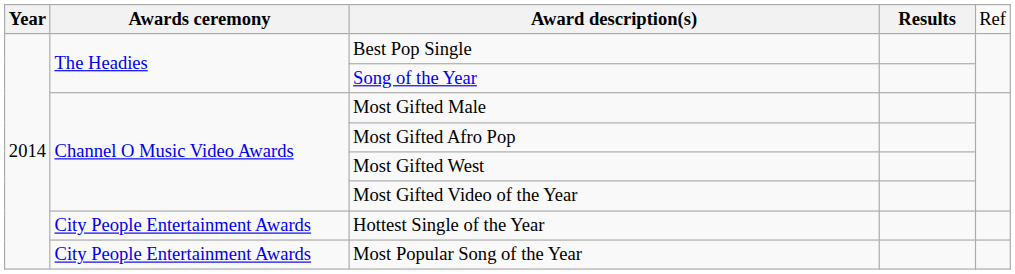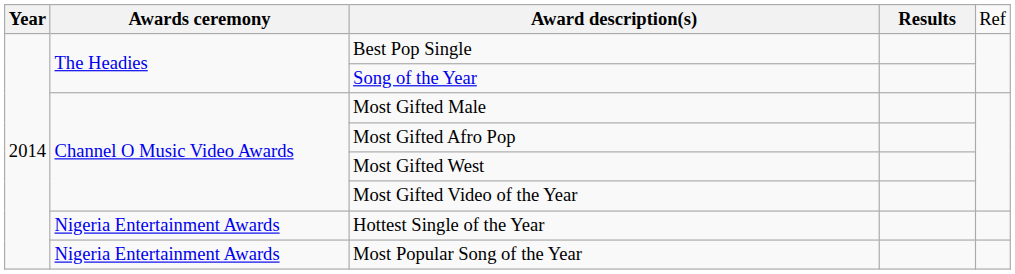(183, 225) City People Entertainment Awards -> (167, 225) Nigeria Entertainment Awards
(183, 254) City People Entertainment Awards -> (167, 254) Nigeria Entertainment Awards
